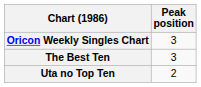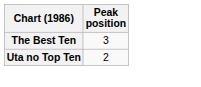- row: (78, 40)
